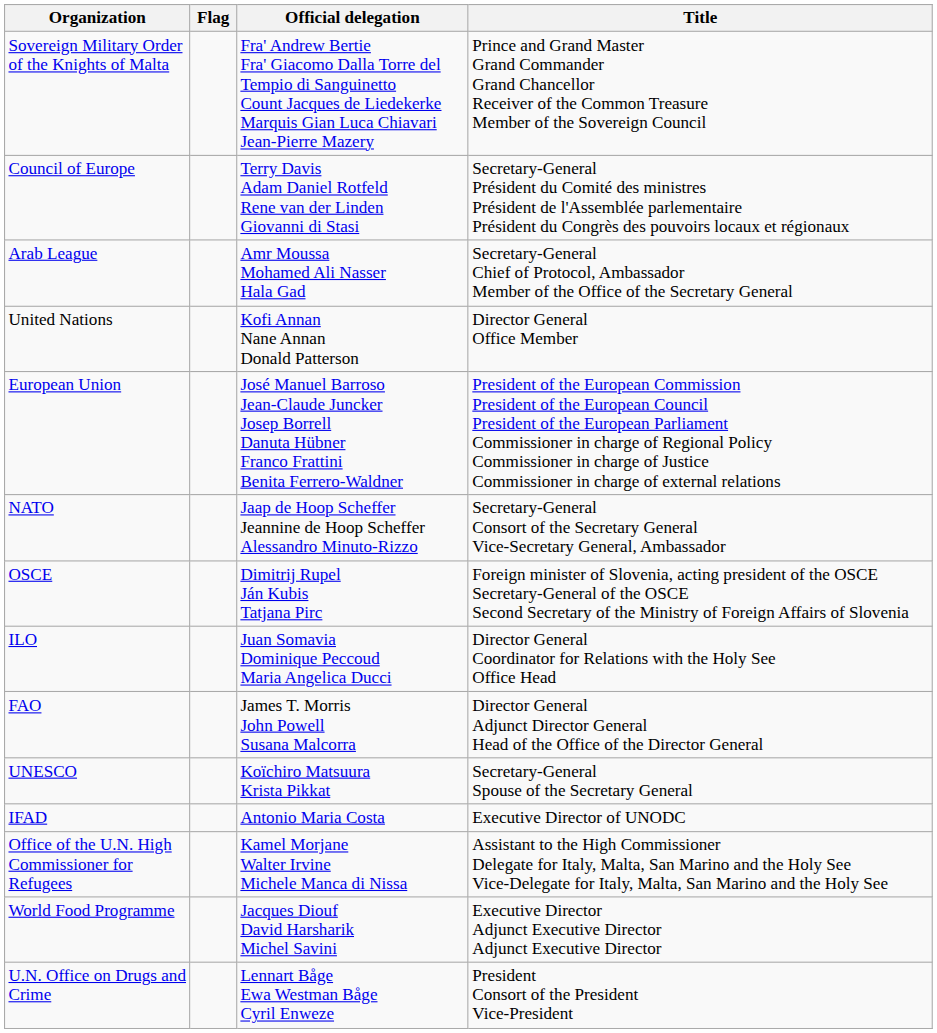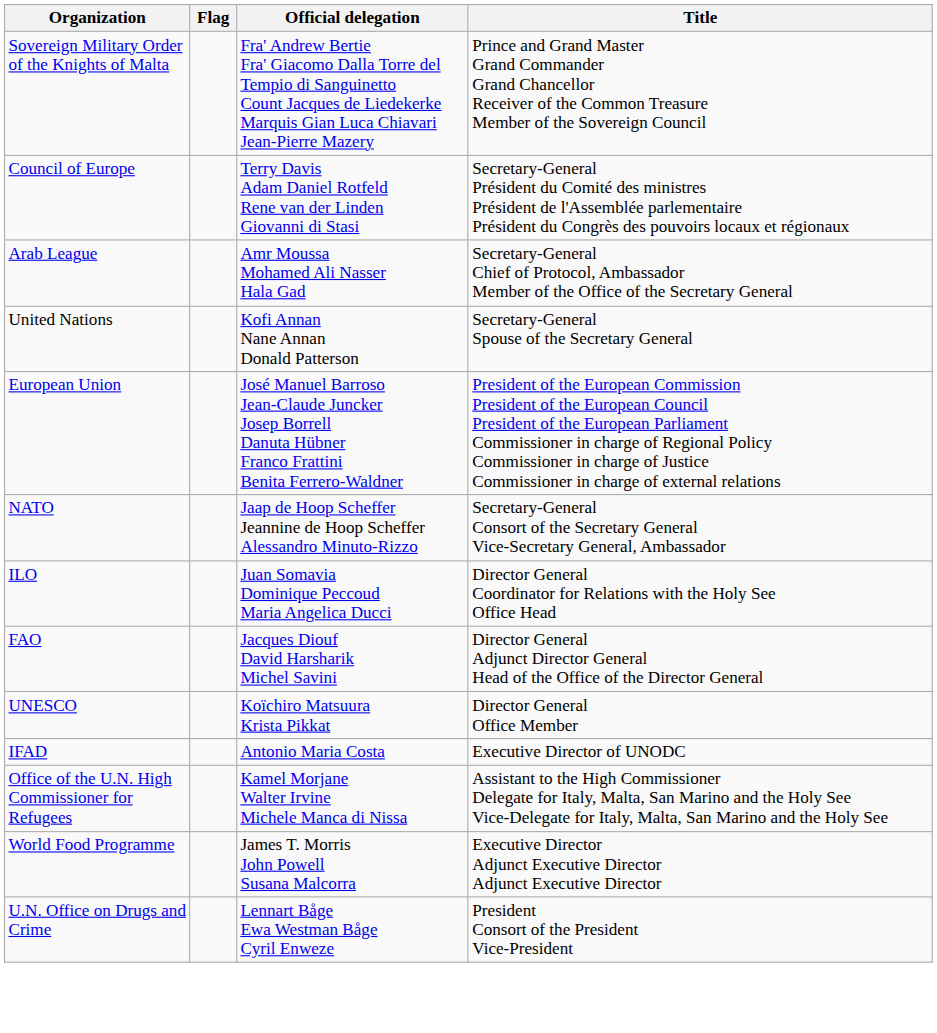(530, 328) Director General Office Member -> (583, 328) Secretary-General Spouse of the Secretary General
- row: (30, 574)
(298, 724) James T. Morris John Powell Susana Malcorra -> (297, 659) Jacques Diouf David Harsharik Michel Savini
(583, 780) Secretary-General Spouse of the Secretary General -> (530, 715) Director General Office Member
(297, 929) Jacques Diouf David Harsharik Michel Savini -> (298, 863) James T. Morris John Powell Susana Malcorra
